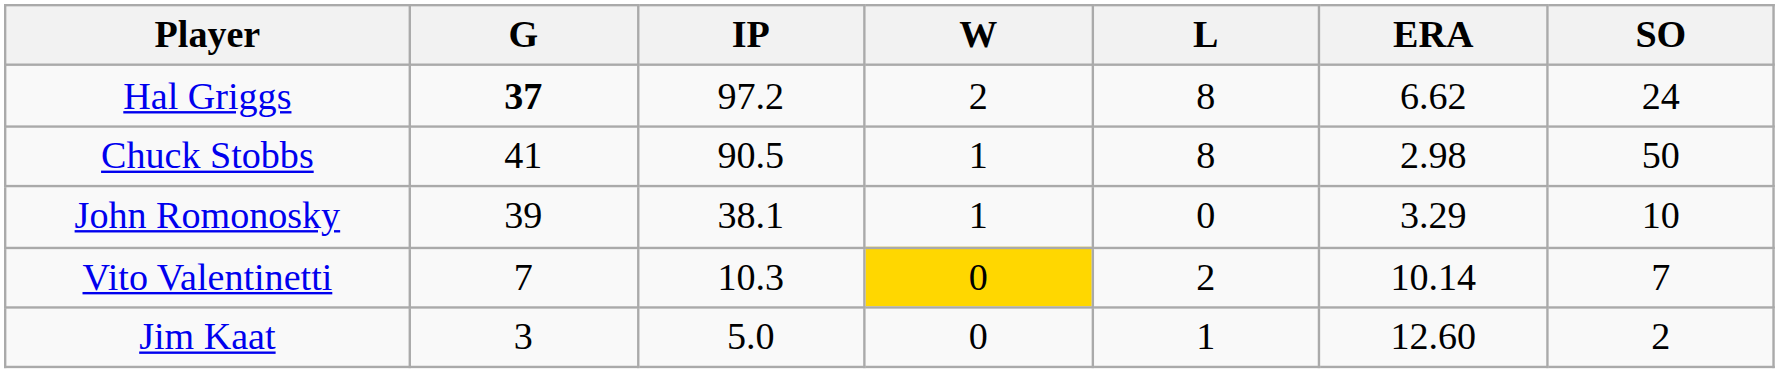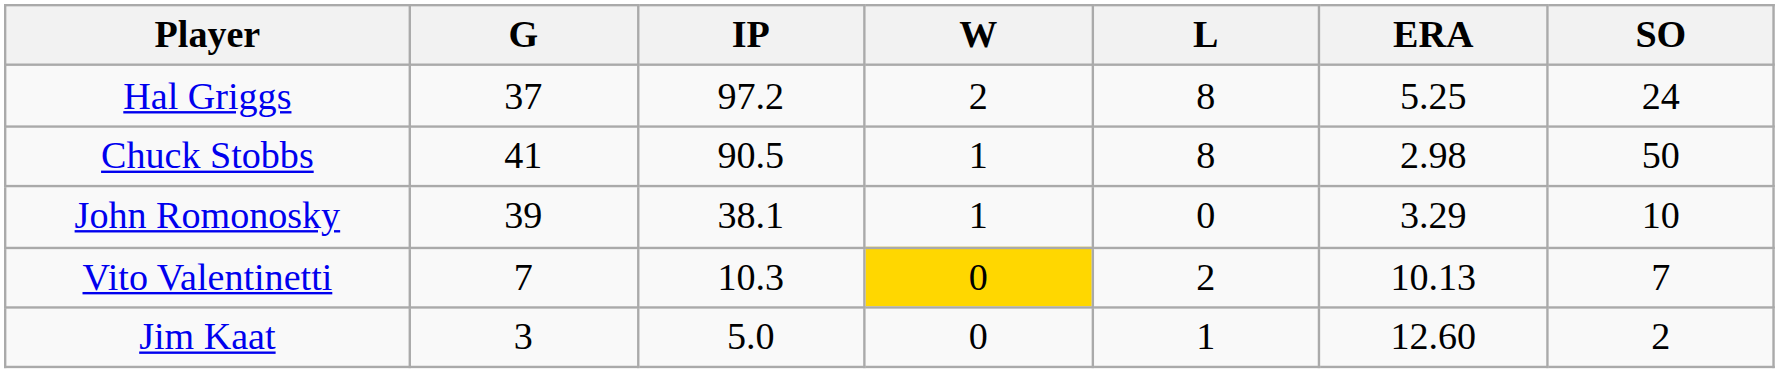(523, 95) bold -> (523, 95) normal
(1433, 95) 6.62 -> (1433, 95) 5.25
(1433, 276) 10.14 -> (1433, 276) 10.13
